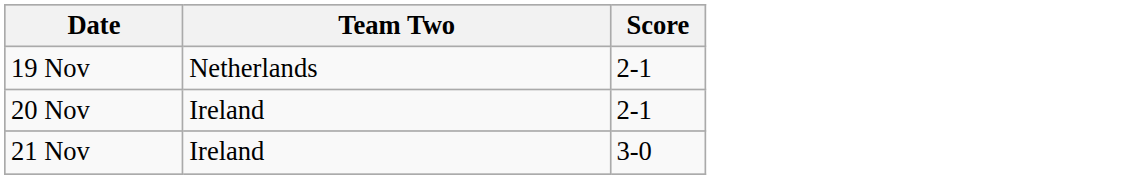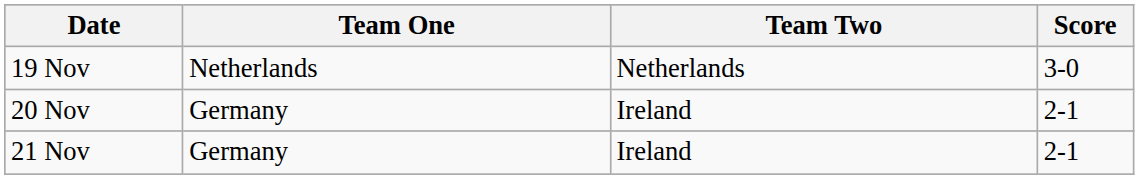+ column: (397, 25)
(634, 67) 2-1 -> (1061, 67) 3-0
(634, 151) 3-0 -> (1061, 151) 2-1
